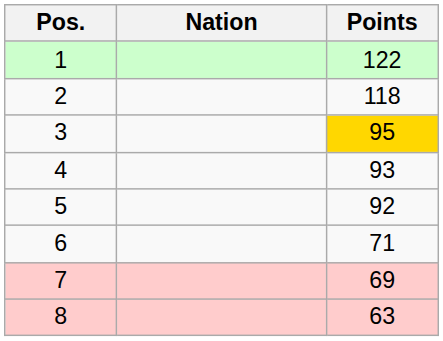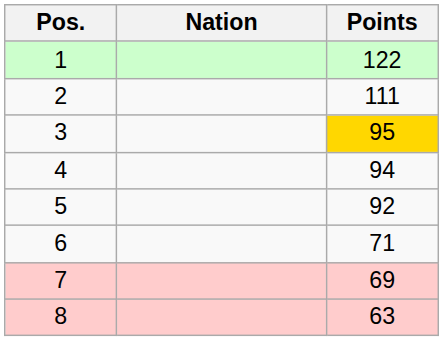(382, 96) 118 -> (382, 96) 111
(382, 170) 93 -> (382, 170) 94
